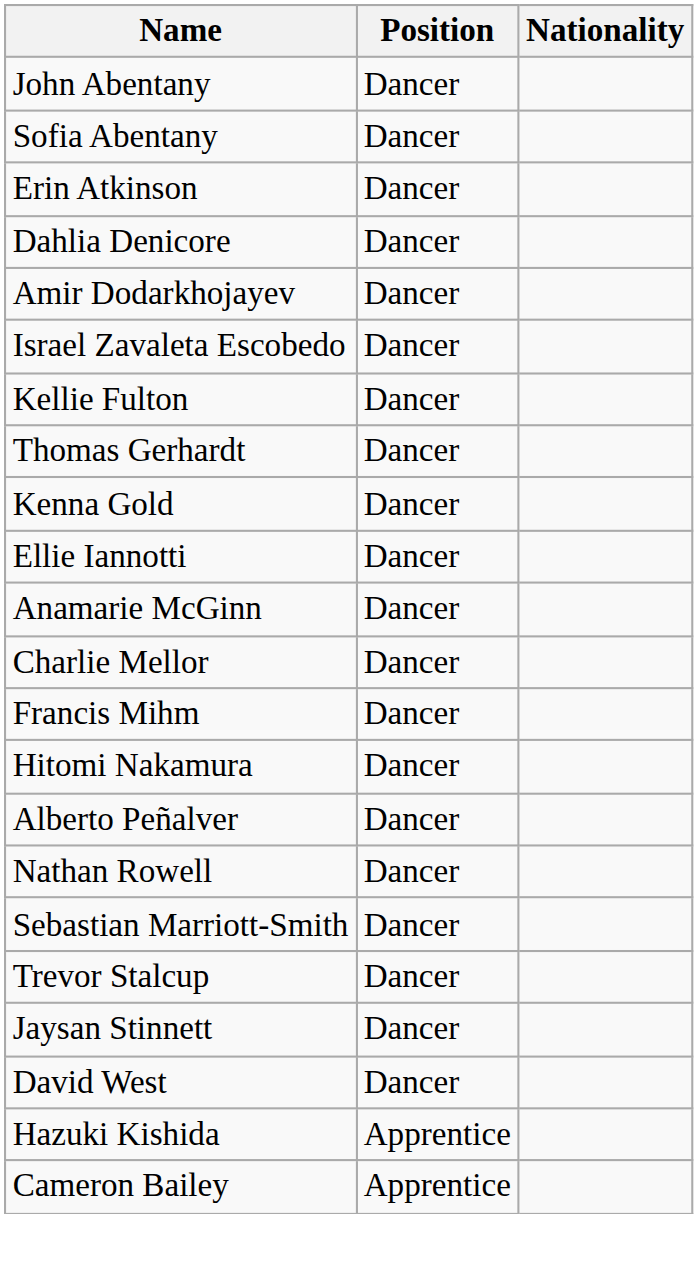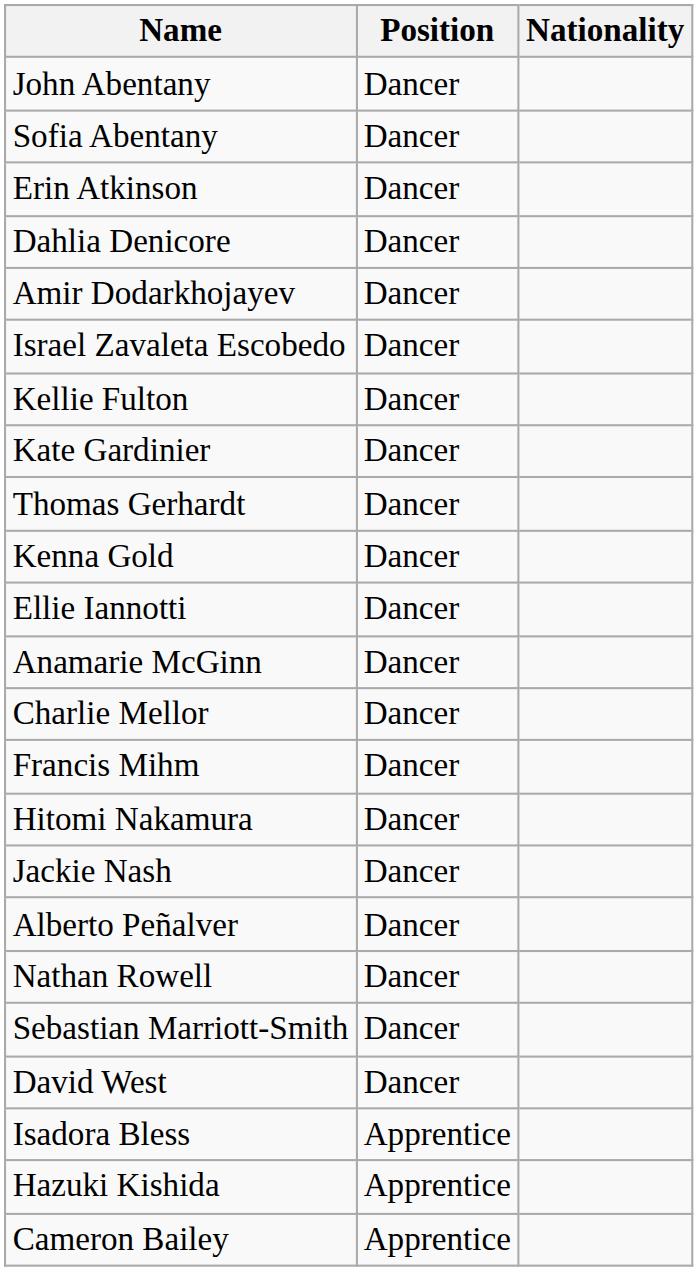+ row: (112, 450)
+ row: (92, 871)
- row: (111, 976)
- row: (112, 1028)
+ row: (101, 1133)
